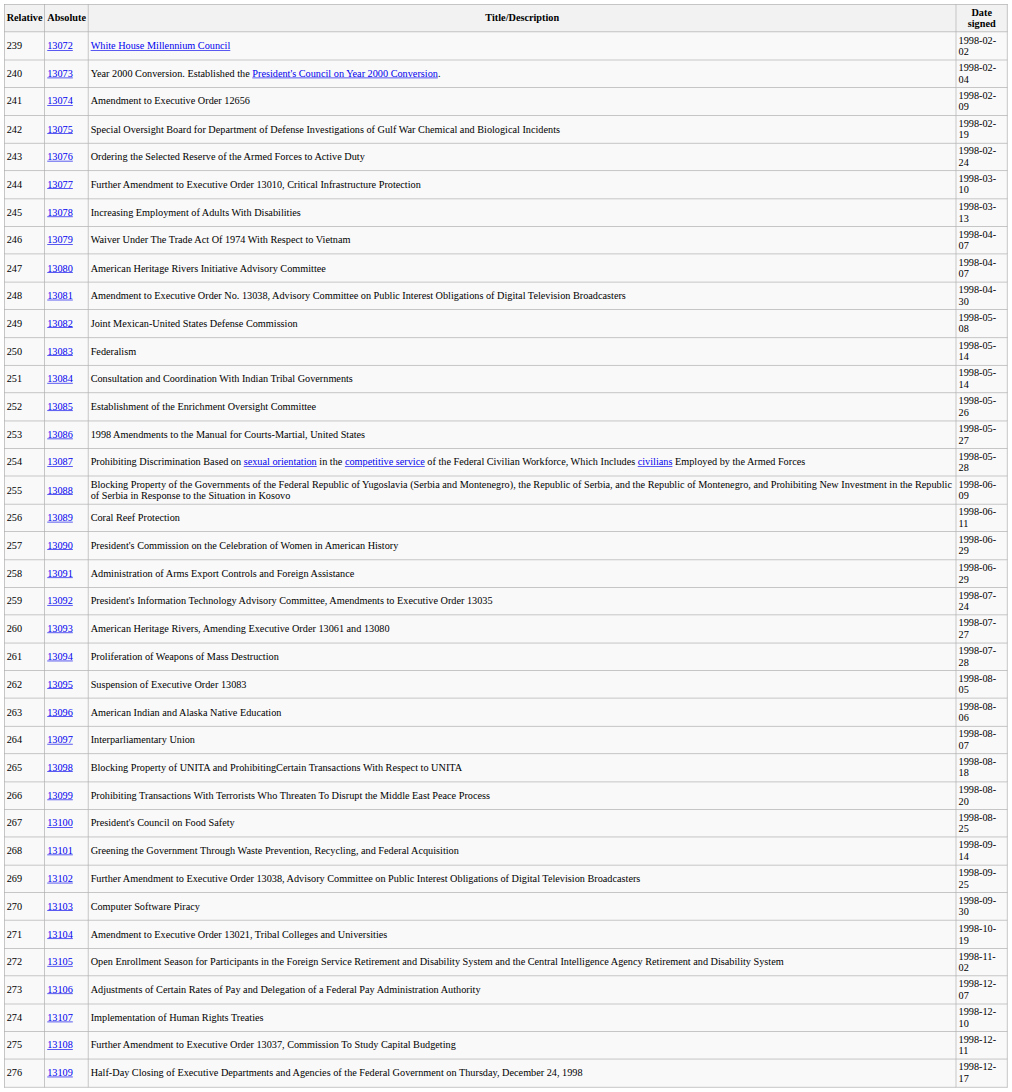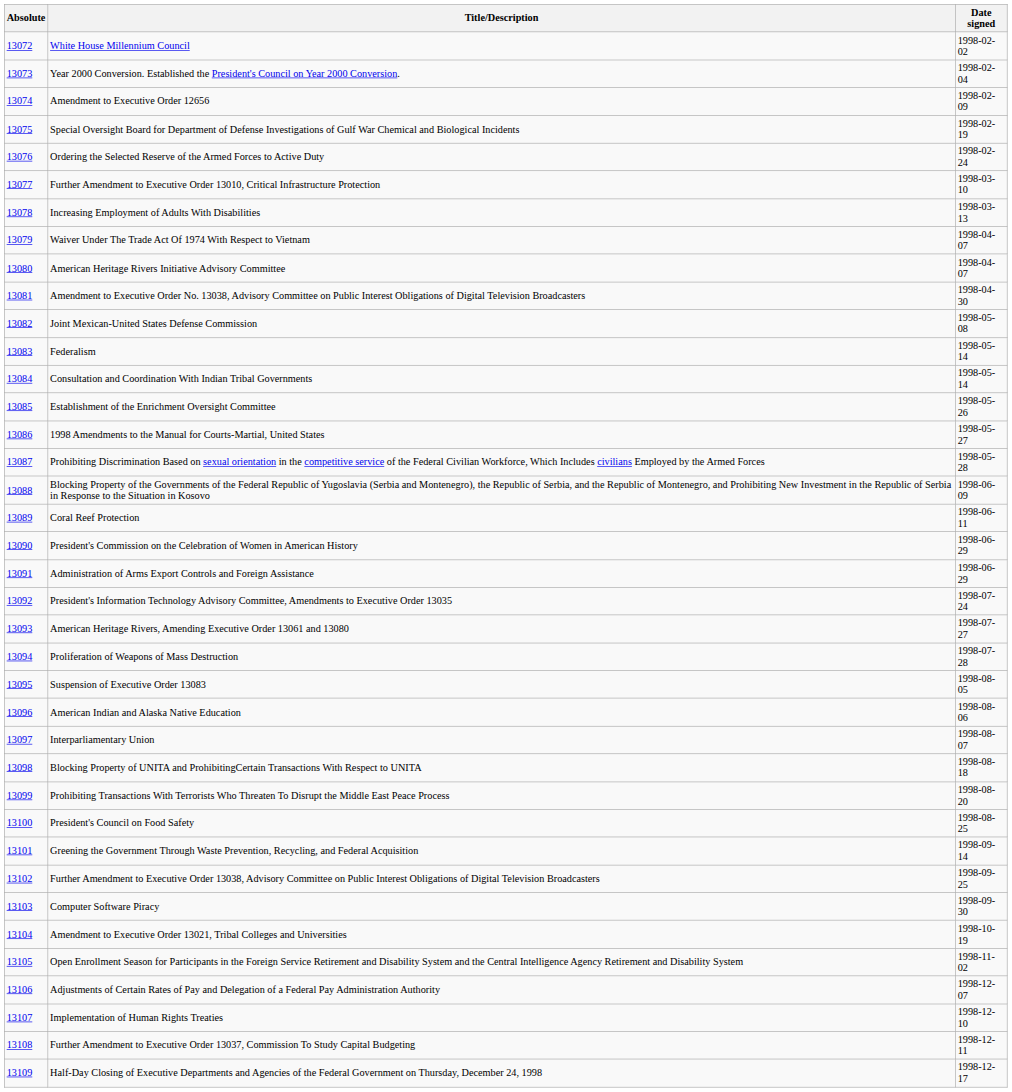- column: (25, 18)
